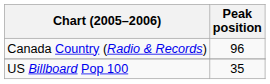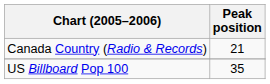(237, 48) 96 -> (237, 48) 21
